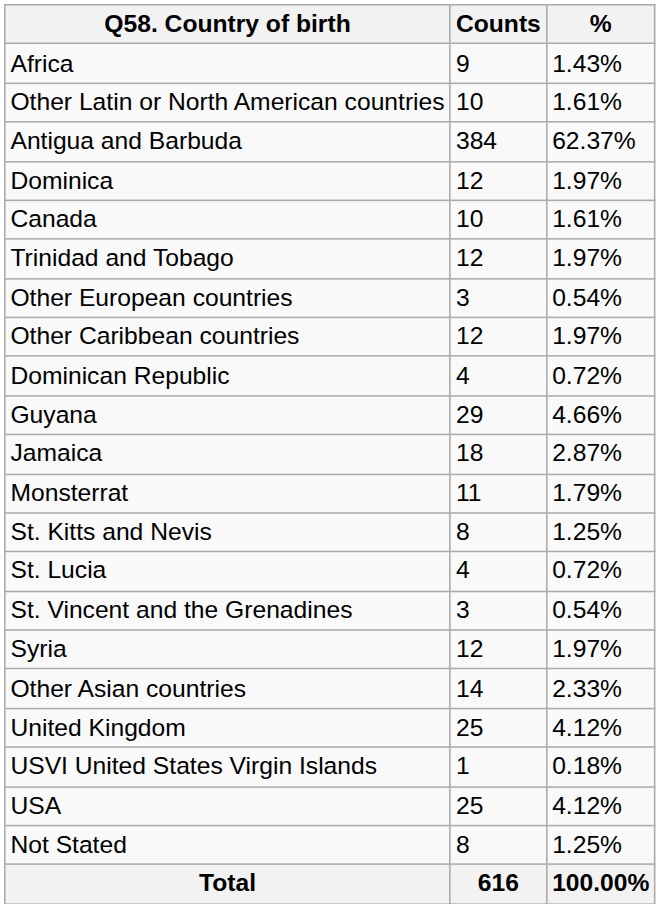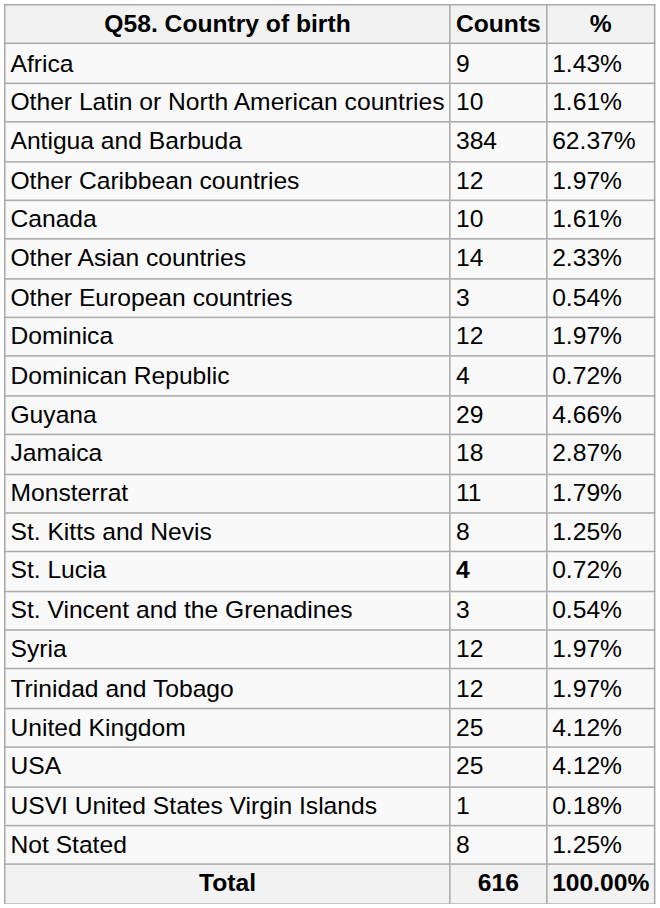rows swapped: (155, 336) <-> (62, 180)
rows swapped: (128, 688) <-> (122, 258)
(463, 571) normal -> (463, 571) bold
rows swapped: (36, 805) <-> (194, 766)
